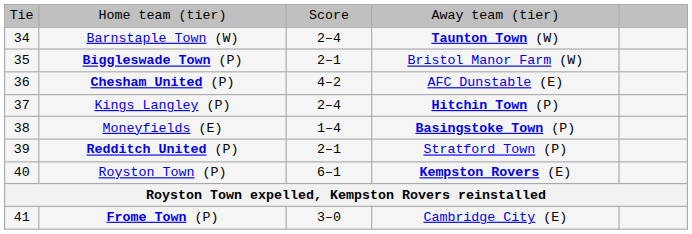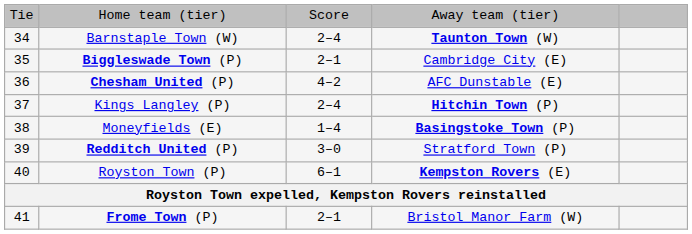(495, 60) Bristol Manor Farm (W) -> (495, 60) Cambridge City (E)
(329, 150) 2–1 -> (329, 150) 3–0
(329, 217) 3–0 -> (329, 217) 2–1
(495, 217) Cambridge City (E) -> (495, 217) Bristol Manor Farm (W)
